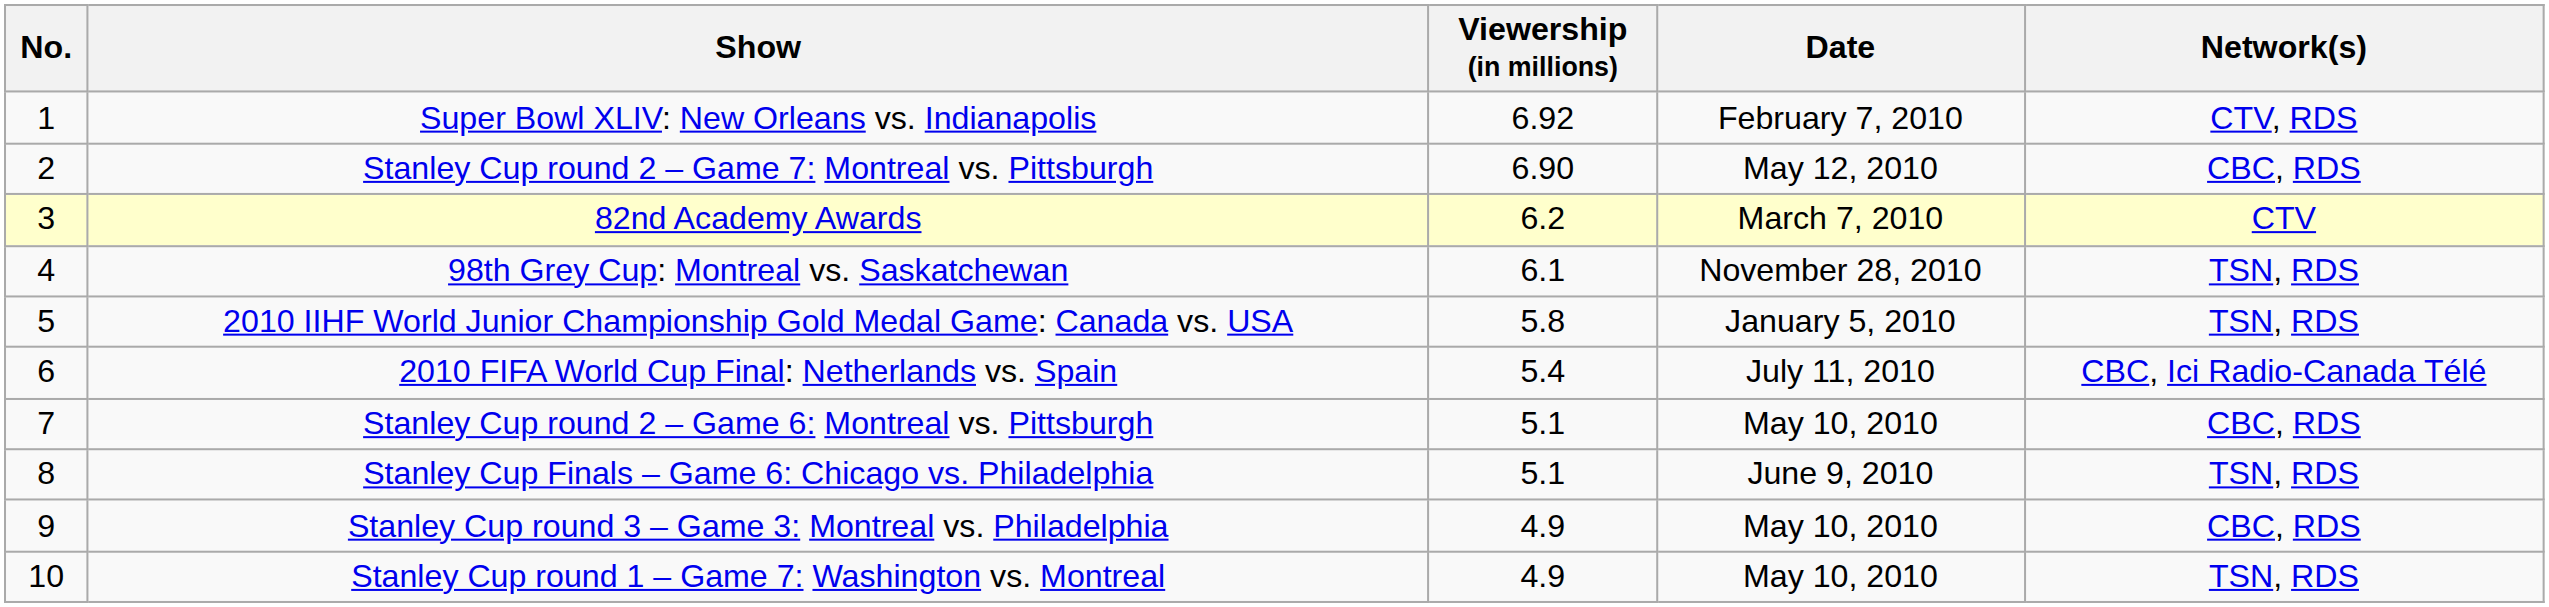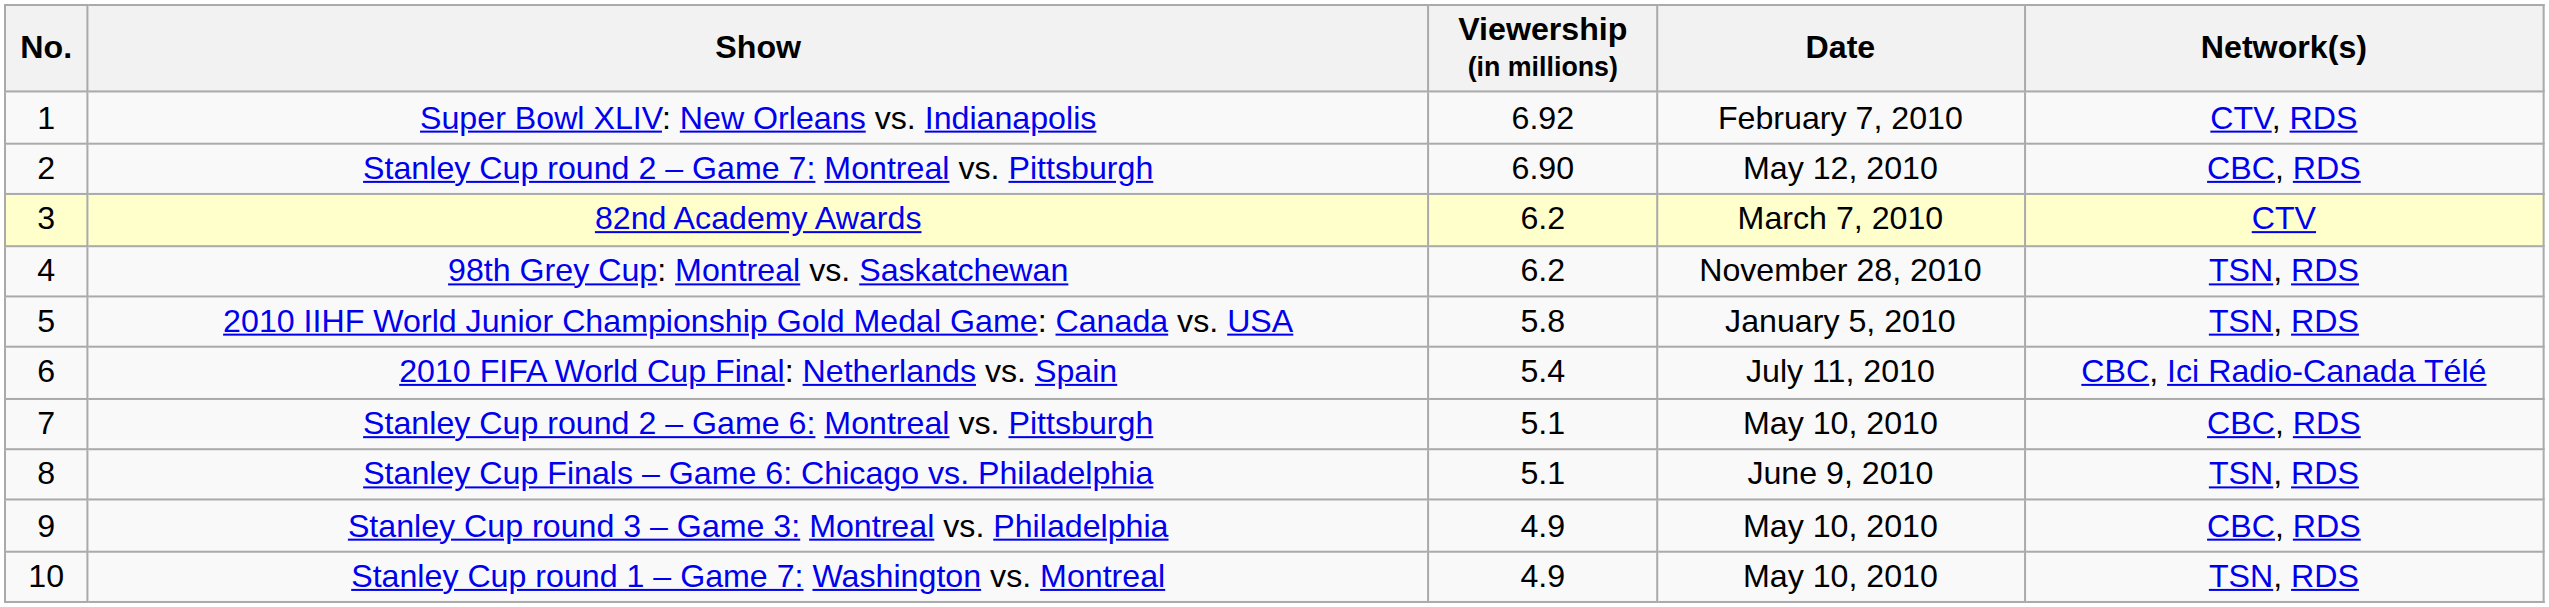(1543, 270) 6.1 -> (1543, 270) 6.2
